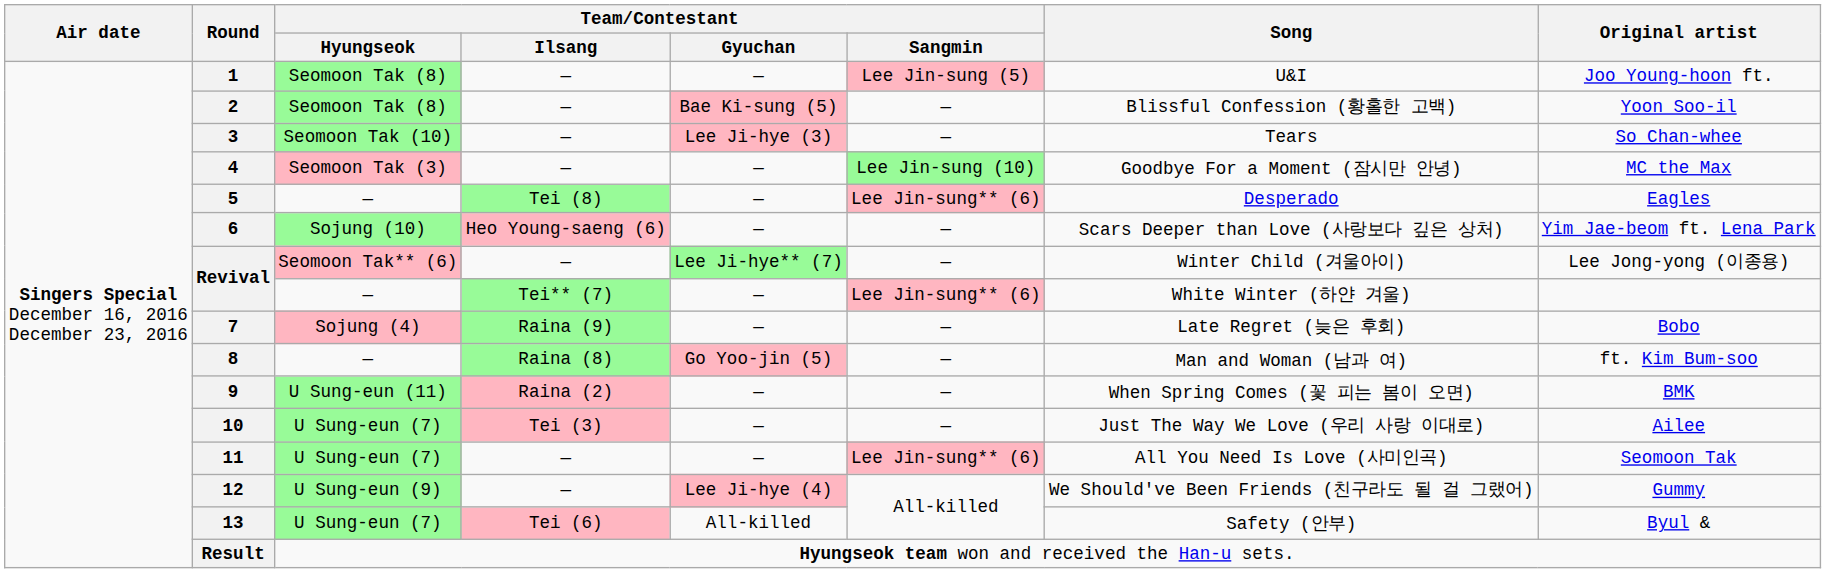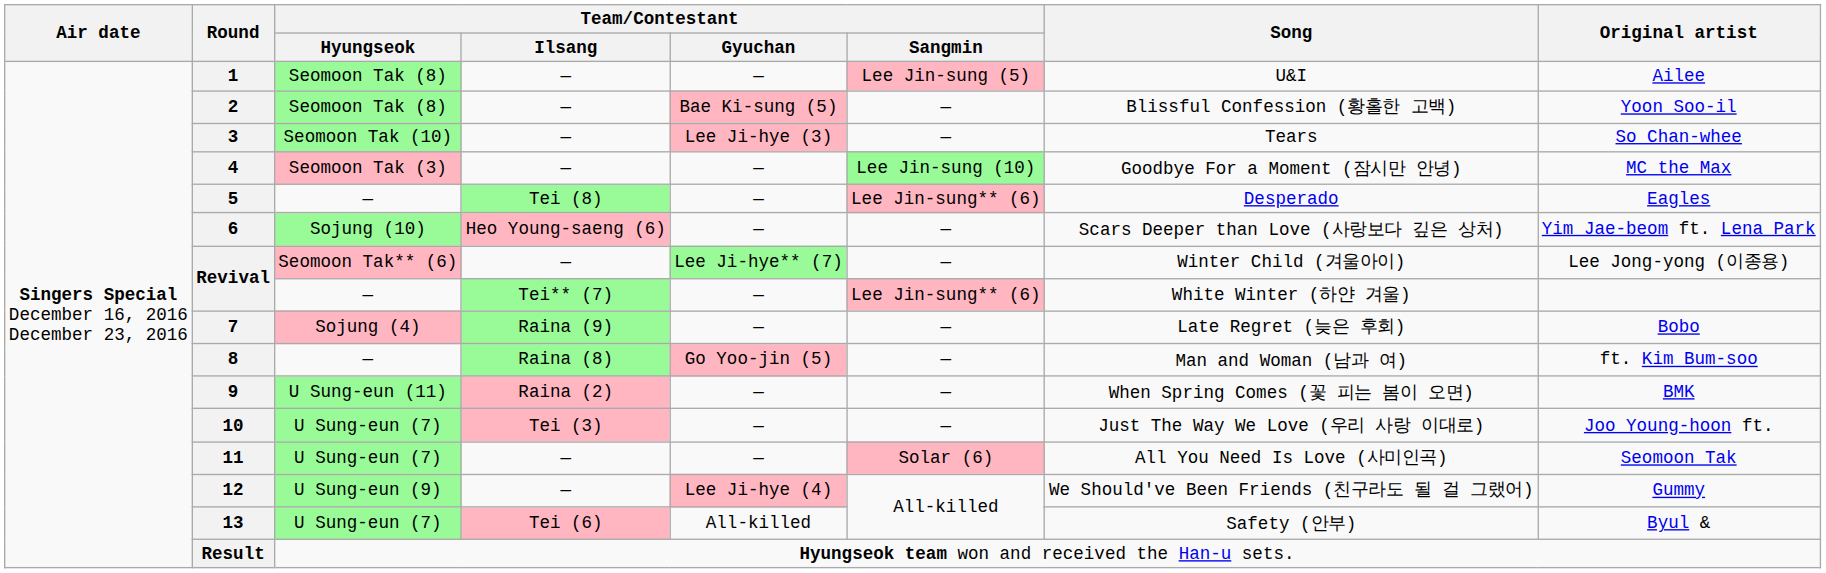(1679, 76) Joo Young-hoon ft. -> (1679, 76) Ailee
(1679, 425) Ailee -> (1679, 425) Joo Young-hoon ft.
(946, 458) Lee Jin-sung** (6) -> (946, 458) Solar (6)
